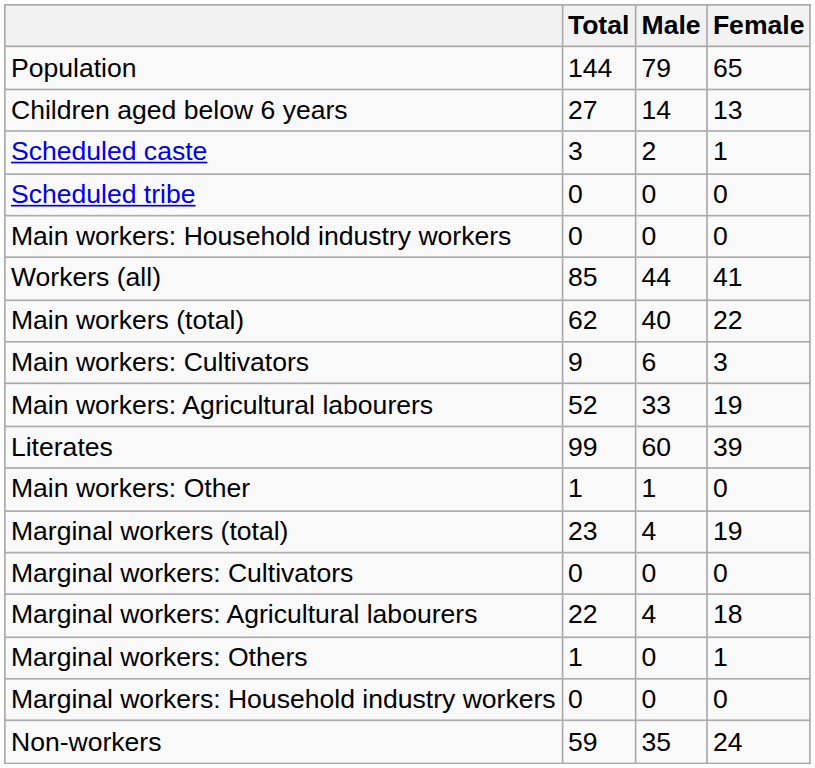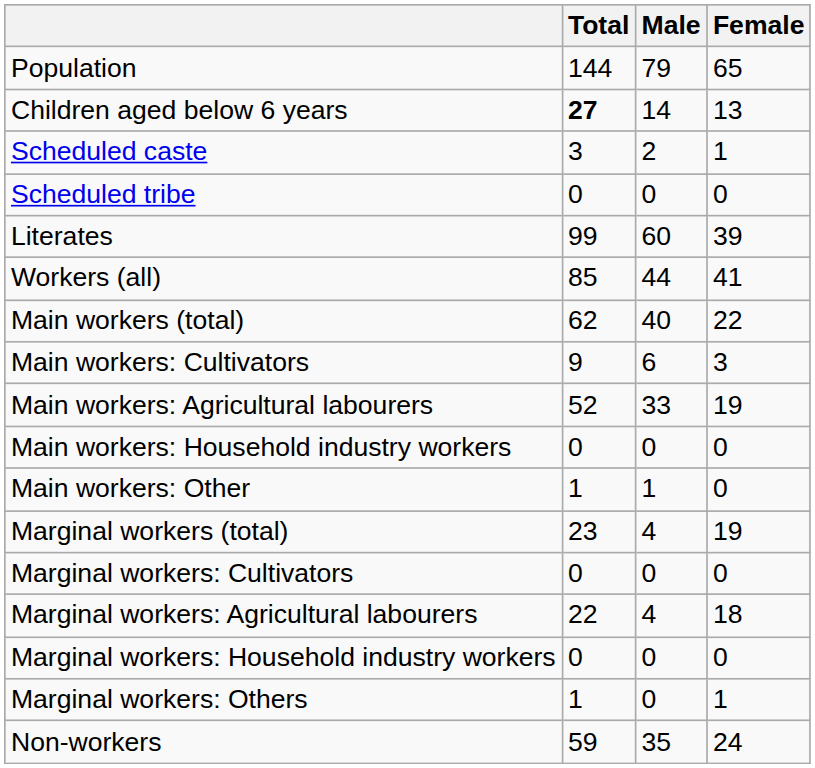(583, 109) normal -> (583, 109) bold
rows swapped: (62, 446) <-> (261, 236)
rows swapped: (283, 699) <-> (159, 657)
